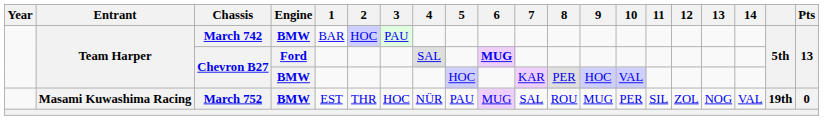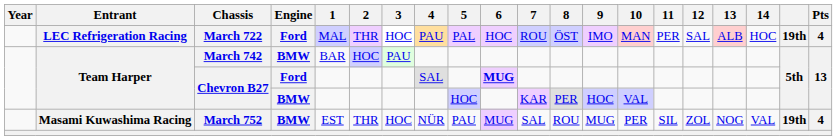+ row: (233, 36)
(807, 98) 0 -> (821, 119) 4
